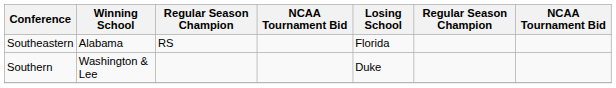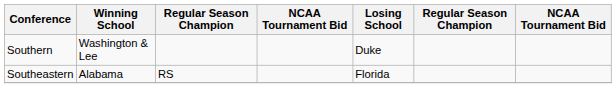rows swapped: (40, 43) <-> (30, 67)
